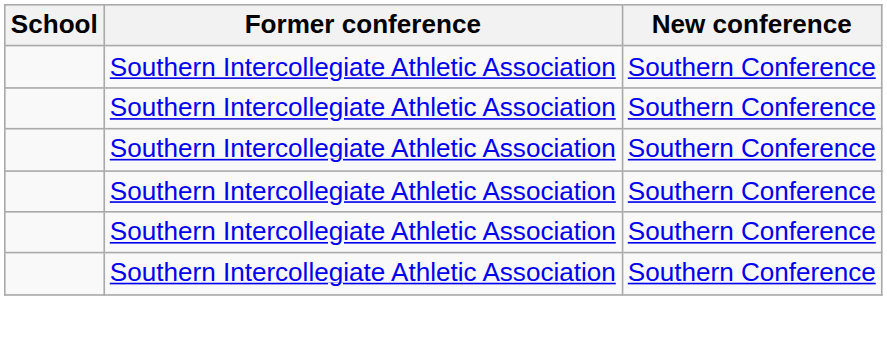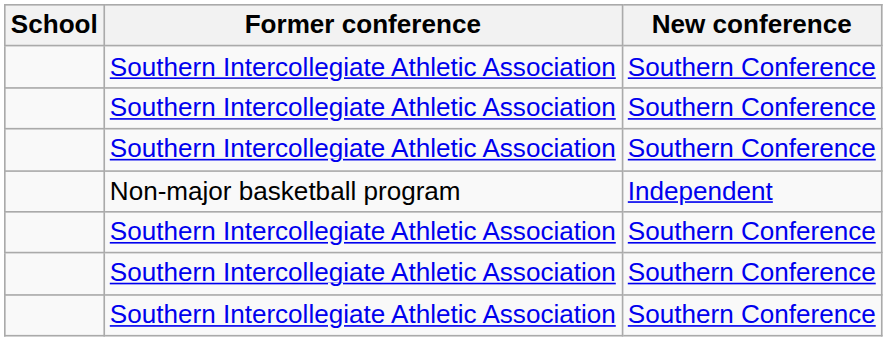+ row: (285, 190)
